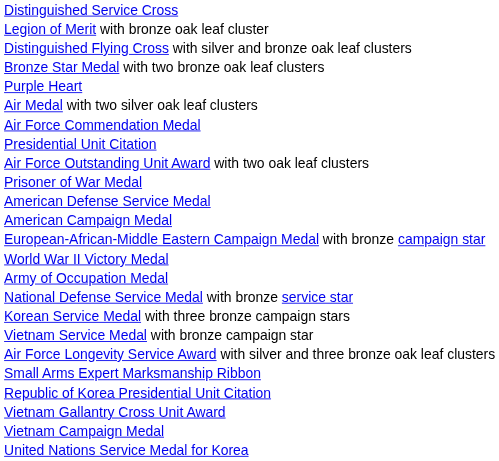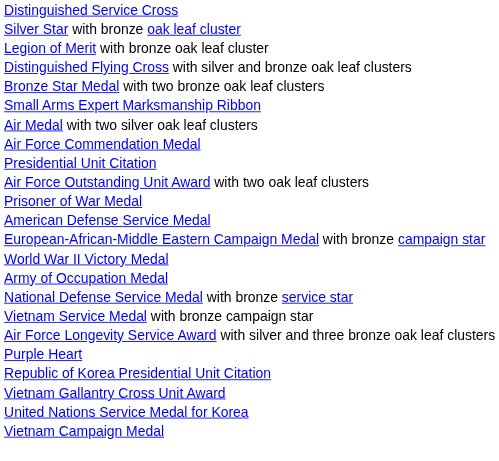+ row: (122, 29)
rows swapped: (43, 87) <-> (133, 374)
- row: (88, 221)
- row: (177, 316)
rows swapped: (126, 450) <-> (84, 431)
